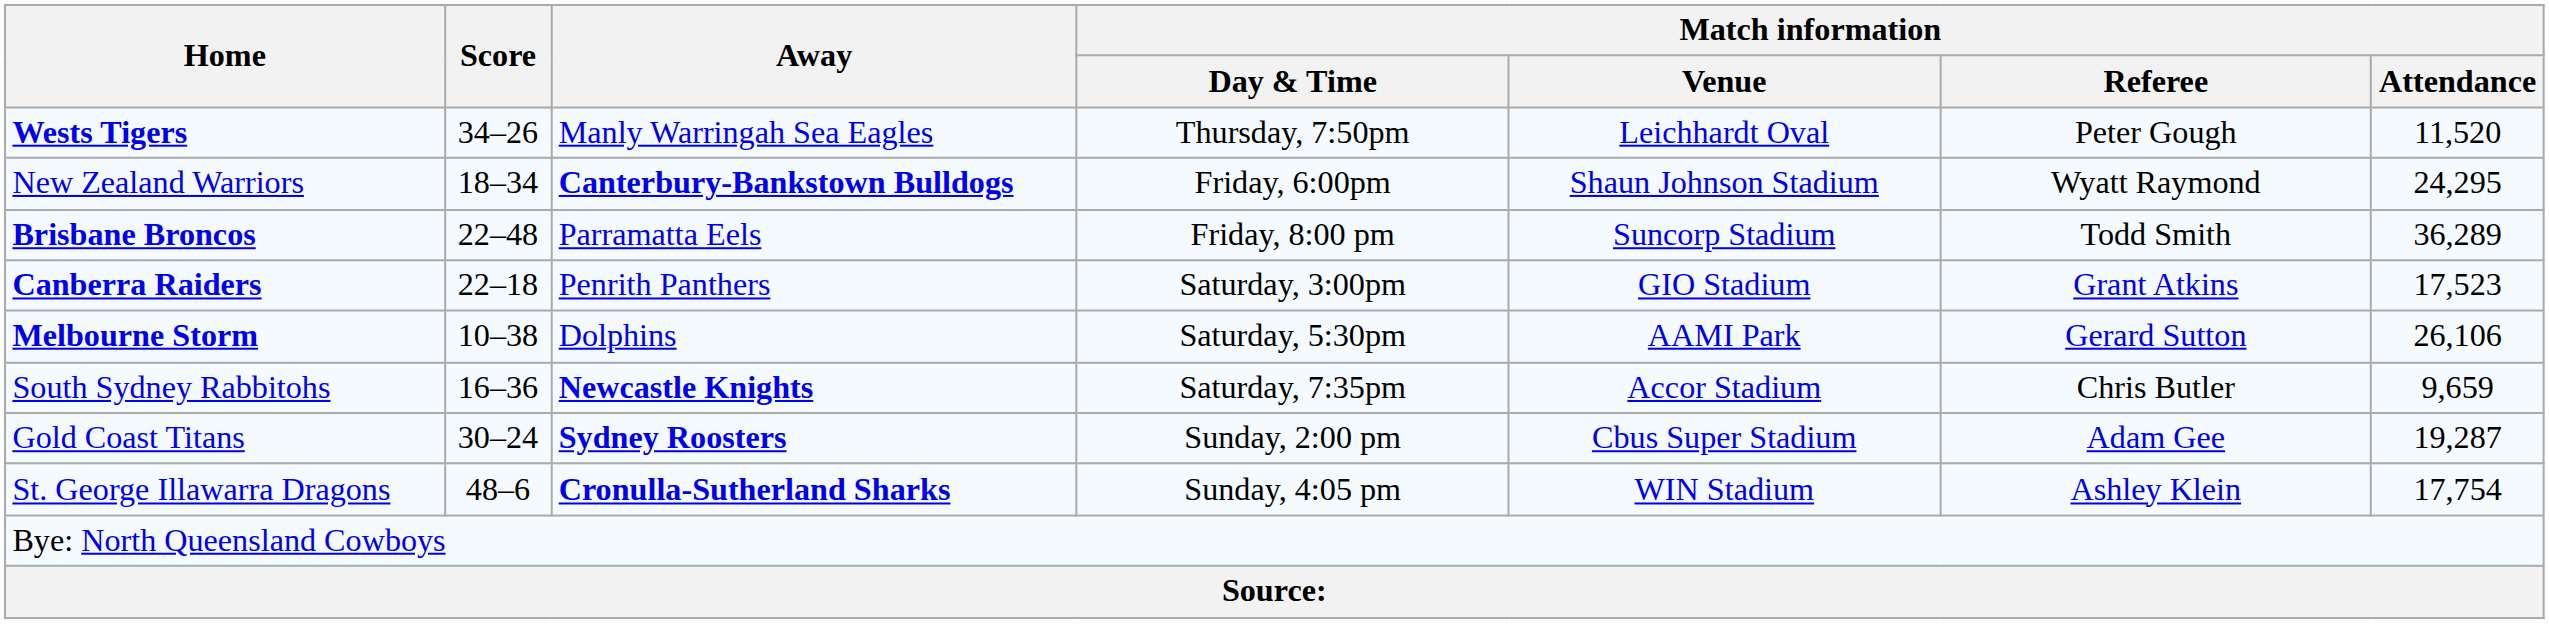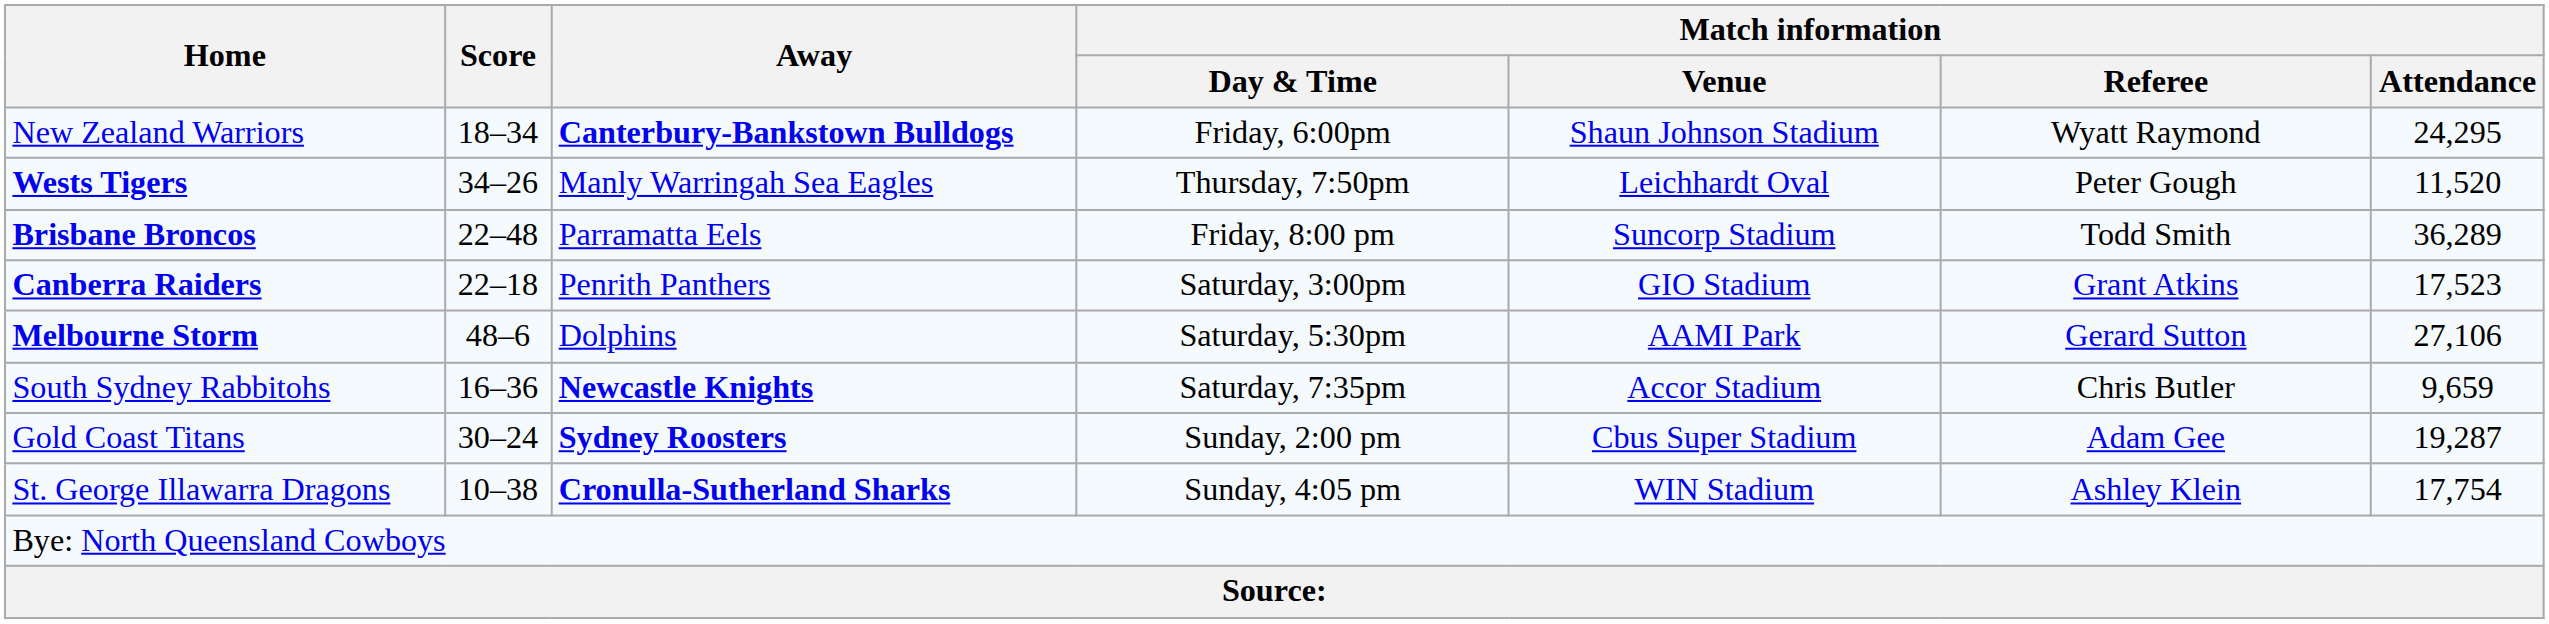rows swapped: (100, 132) <-> (158, 183)
(498, 336) 10–38 -> (498, 336) 48–6
(2458, 336) 26,106 -> (2458, 336) 27,106
(498, 489) 48–6 -> (498, 489) 10–38
